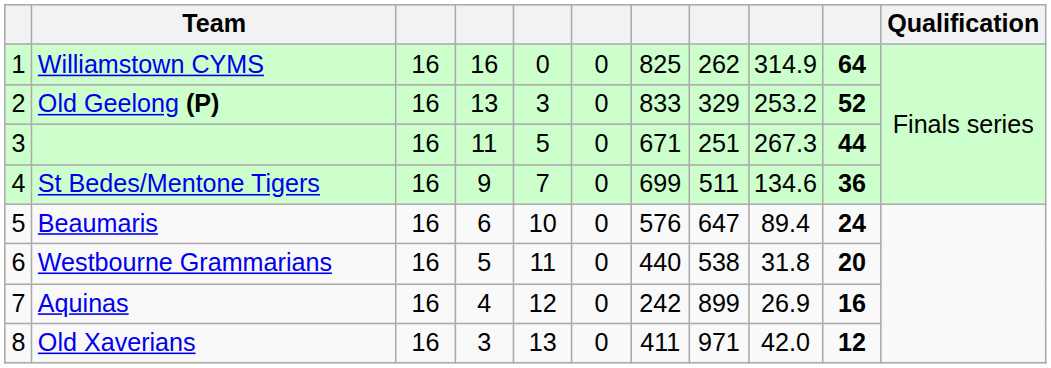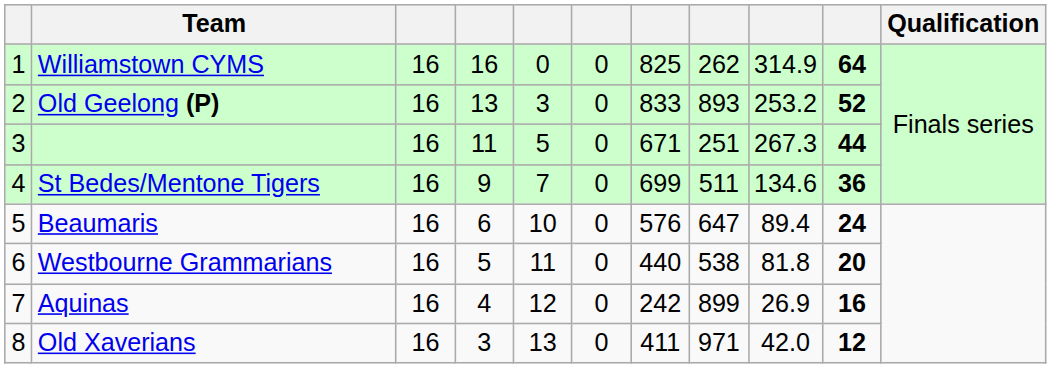(719, 104) 329 -> (719, 104) 893
(785, 263) 31.8 -> (785, 263) 81.8
